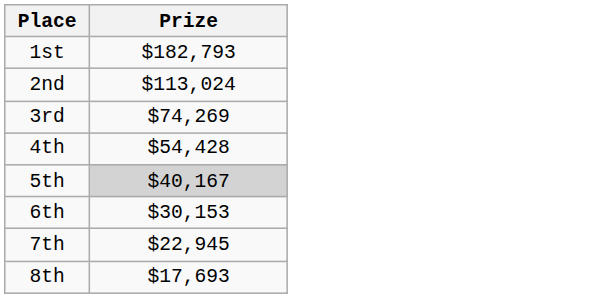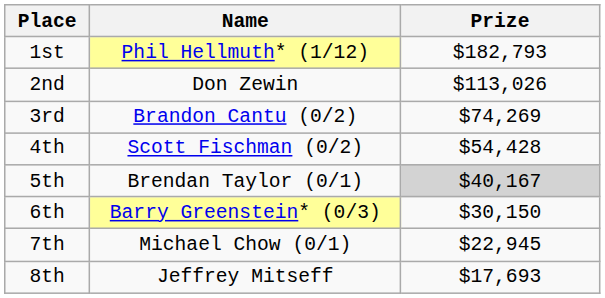+ column: (245, 21)
(189, 85) $113,024 -> (500, 85) $113,026
(189, 213) $30,153 -> (500, 213) $30,150
